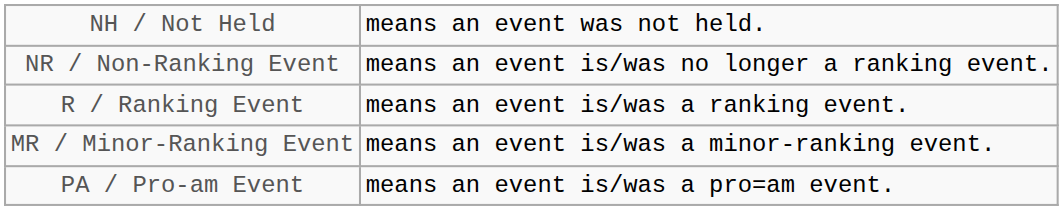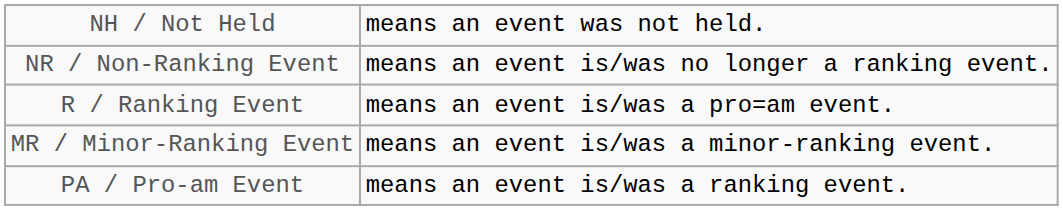(638, 105) means an event is/was a ranking event. -> (630, 105) means an event is/was a pro=am event.
(630, 185) means an event is/was a pro=am event. -> (638, 185) means an event is/was a ranking event.
